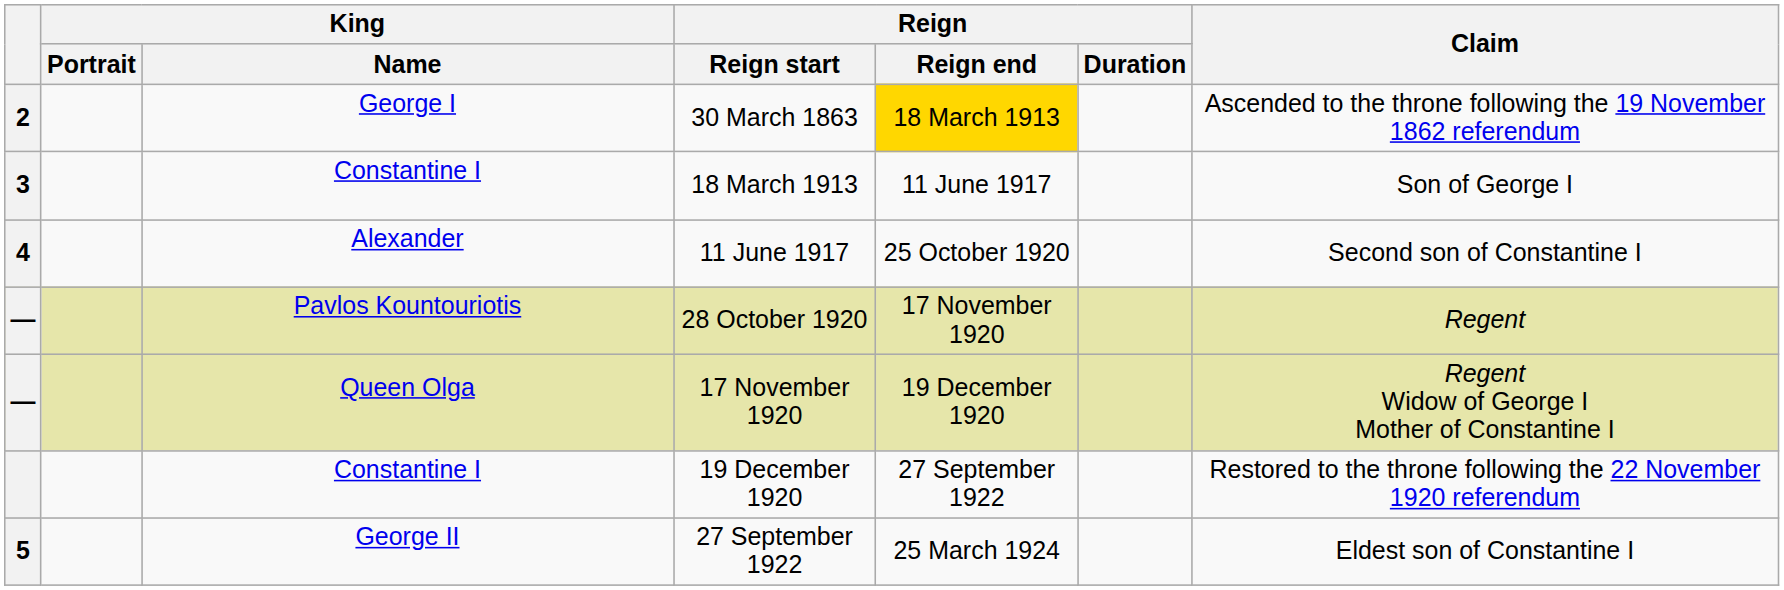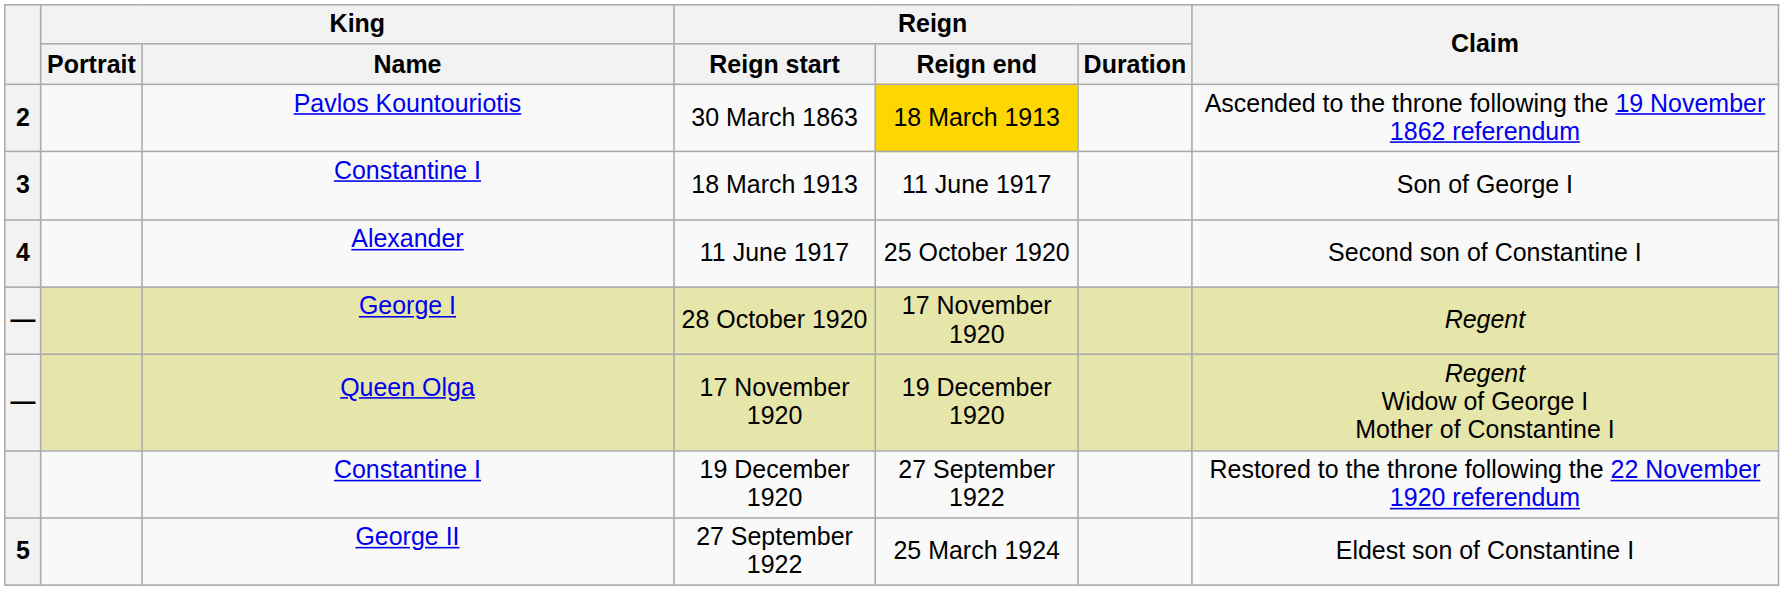(407, 103) George I -> (407, 103) Pavlos Kountouriotis
(407, 306) Pavlos Kountouriotis -> (407, 306) George I
